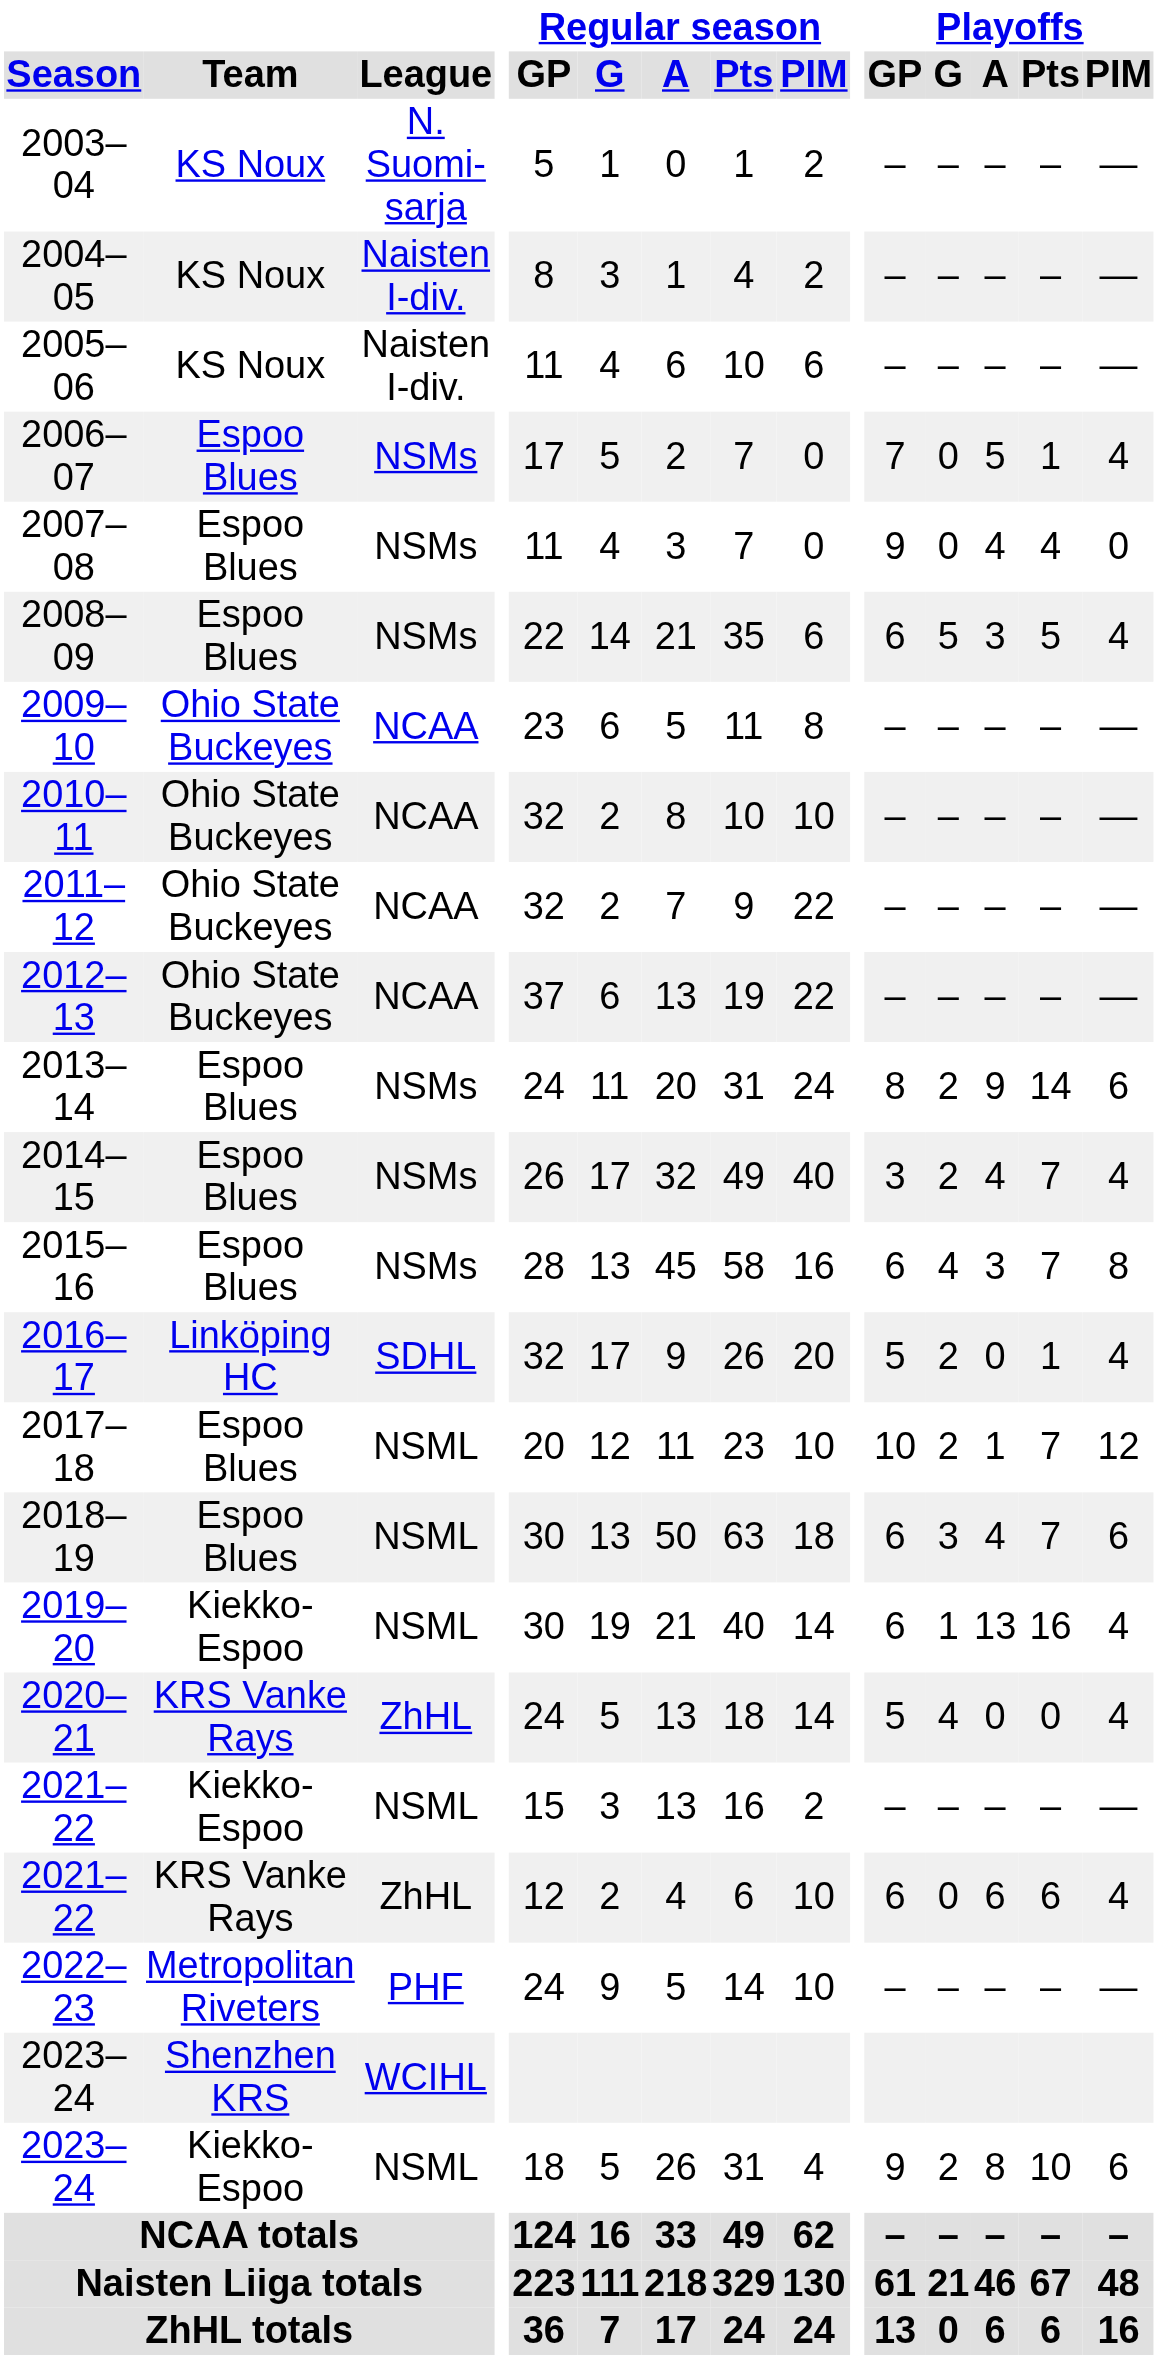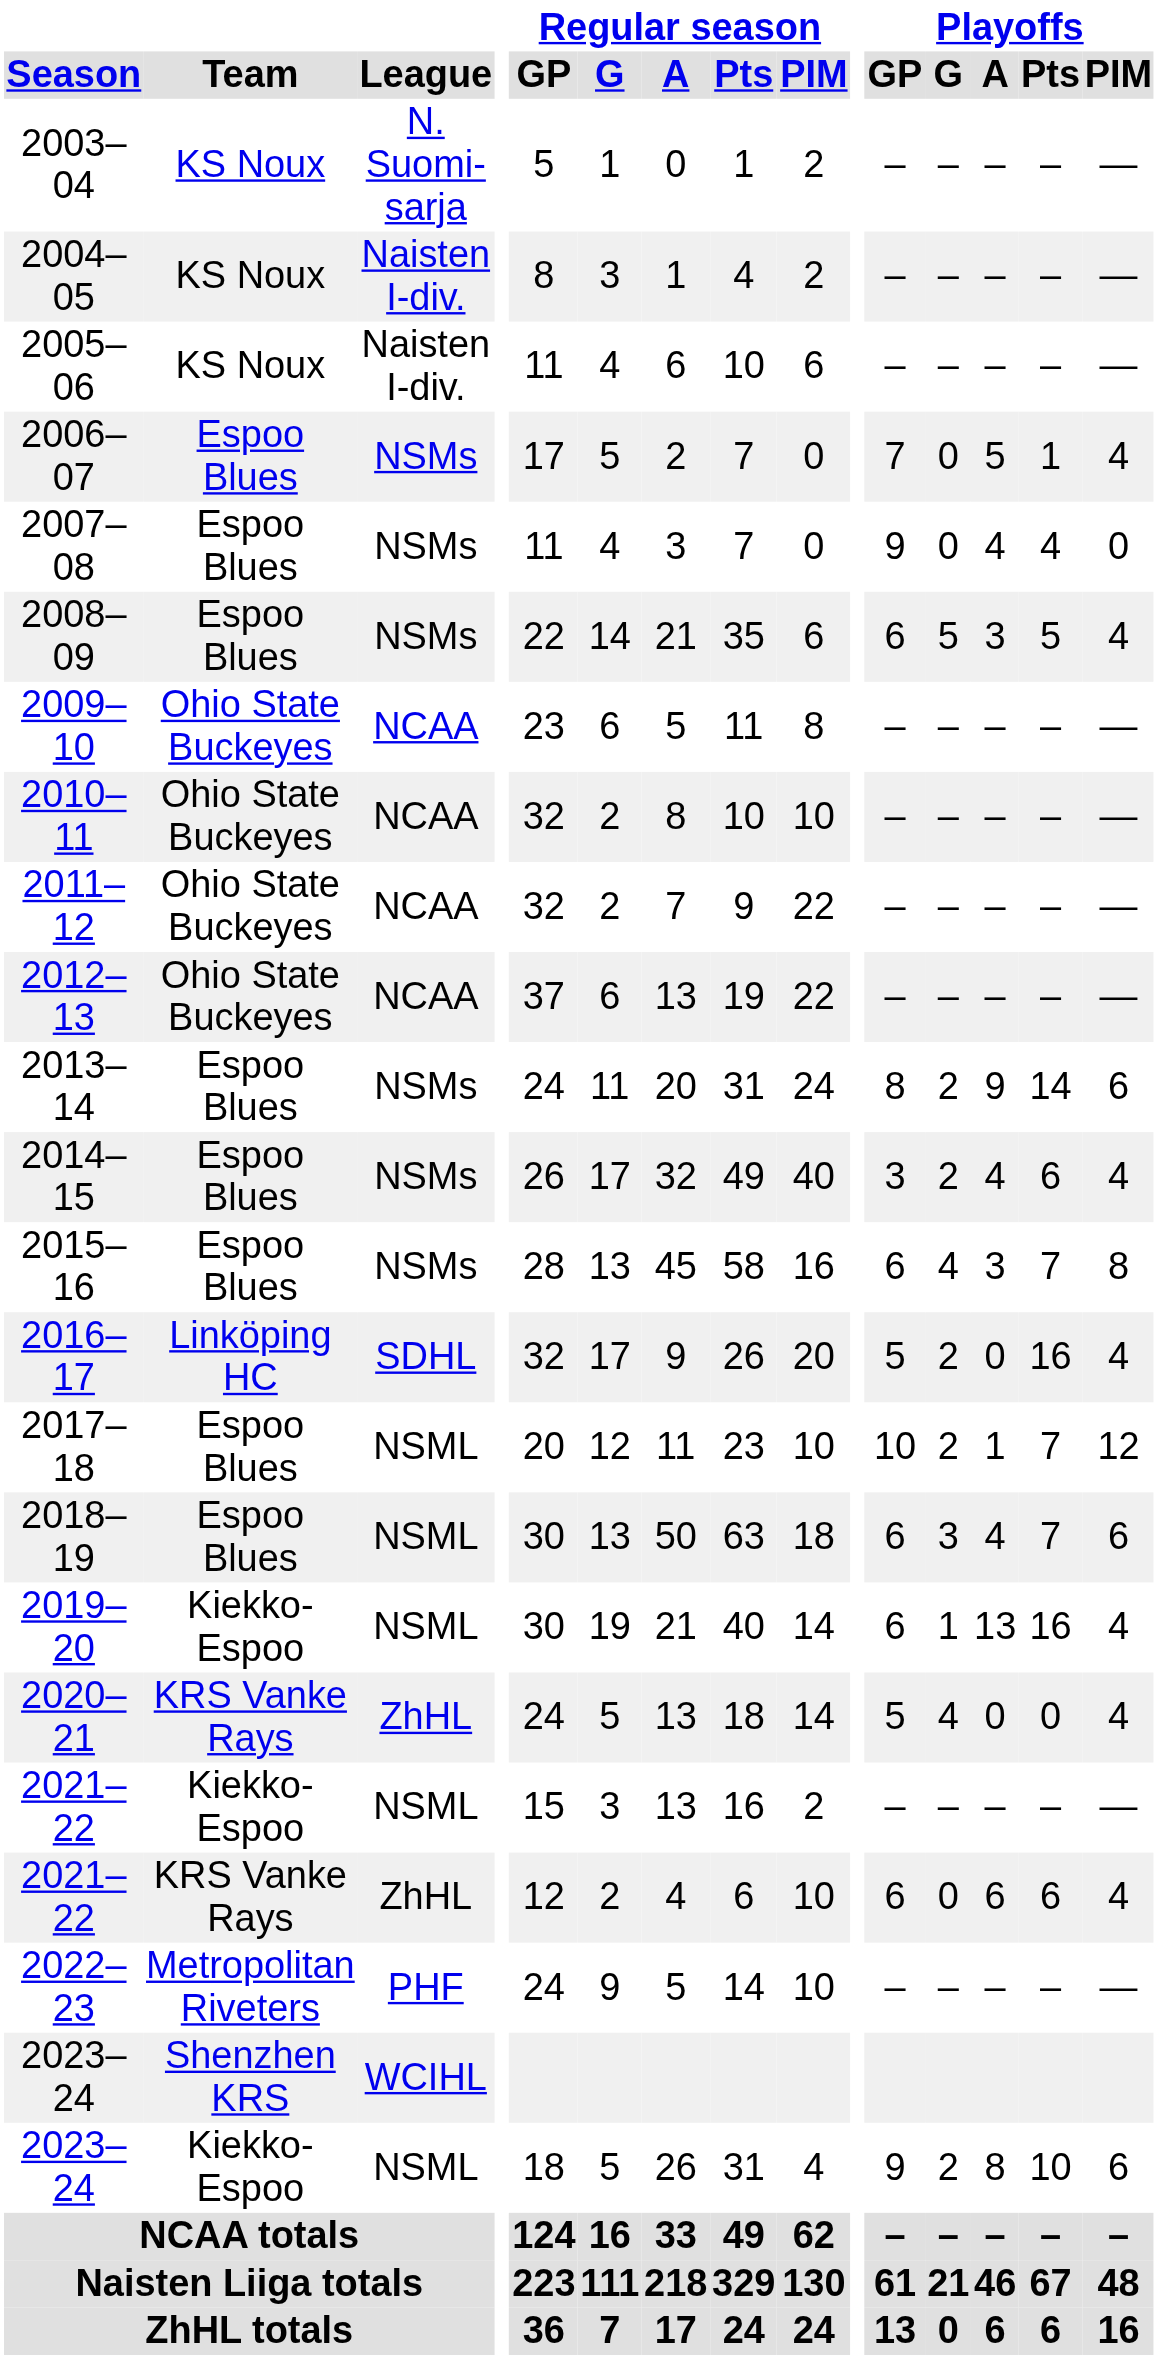(1051, 1176) 7 -> (1051, 1176) 6
(1051, 1356) 1 -> (1050, 1356) 16
